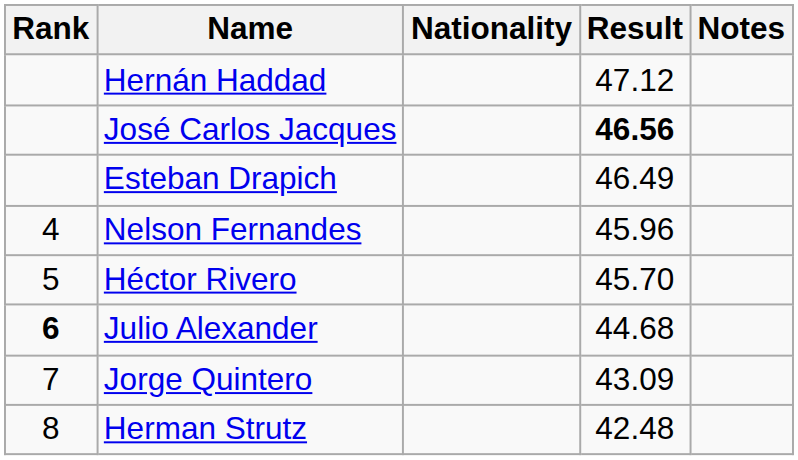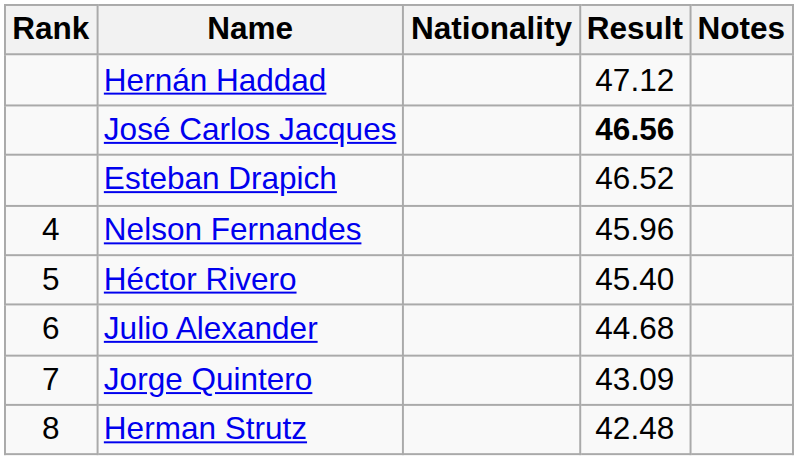(635, 179) 46.49 -> (635, 179) 46.52
(635, 279) 45.70 -> (635, 279) 45.40
(51, 329) bold -> (51, 329) normal
